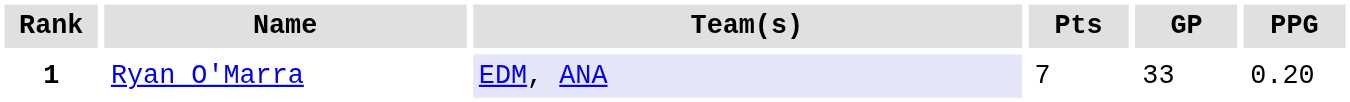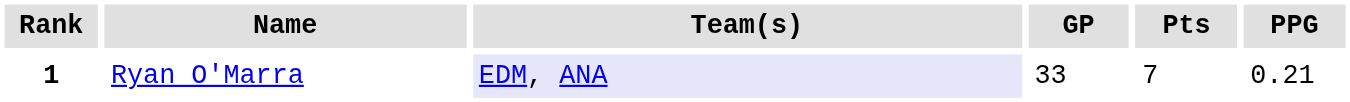columns swapped: (1187, 26) <-> (1079, 26)
(1282, 76) 0.20 -> (1282, 76) 0.21
